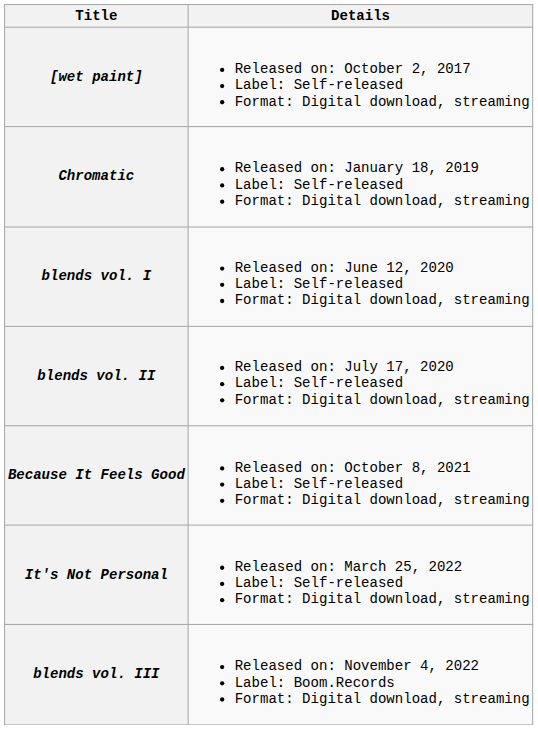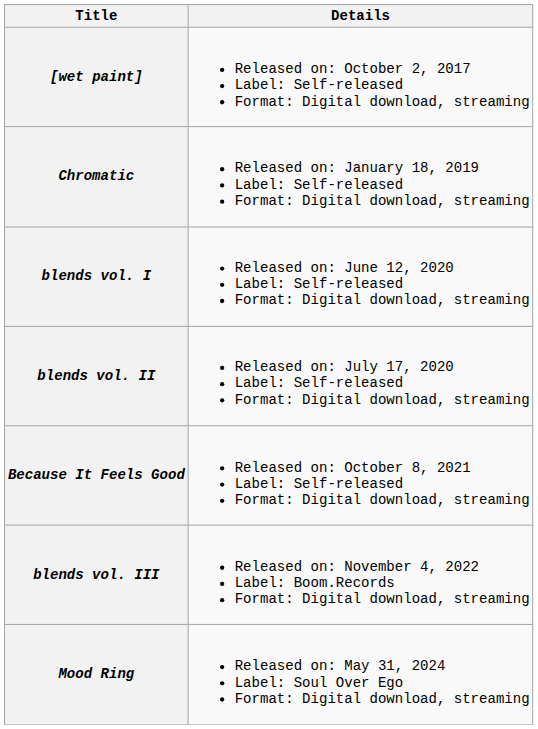- row: (96, 575)
+ row: (96, 675)
